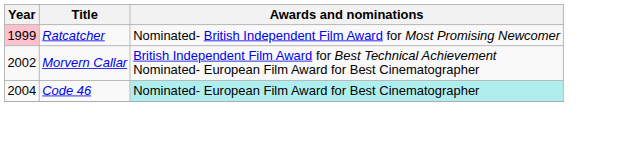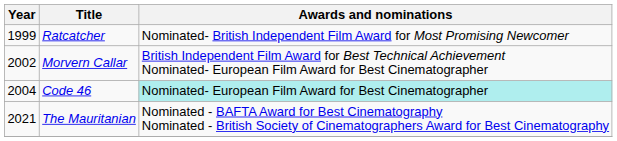(22, 35) pink background -> (22, 35) no background
+ row: (89, 118)
